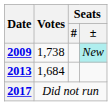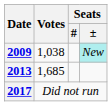(51, 52) 1,738 -> (51, 52) 1,038
(51, 71) 1,684 -> (51, 71) 1,685
